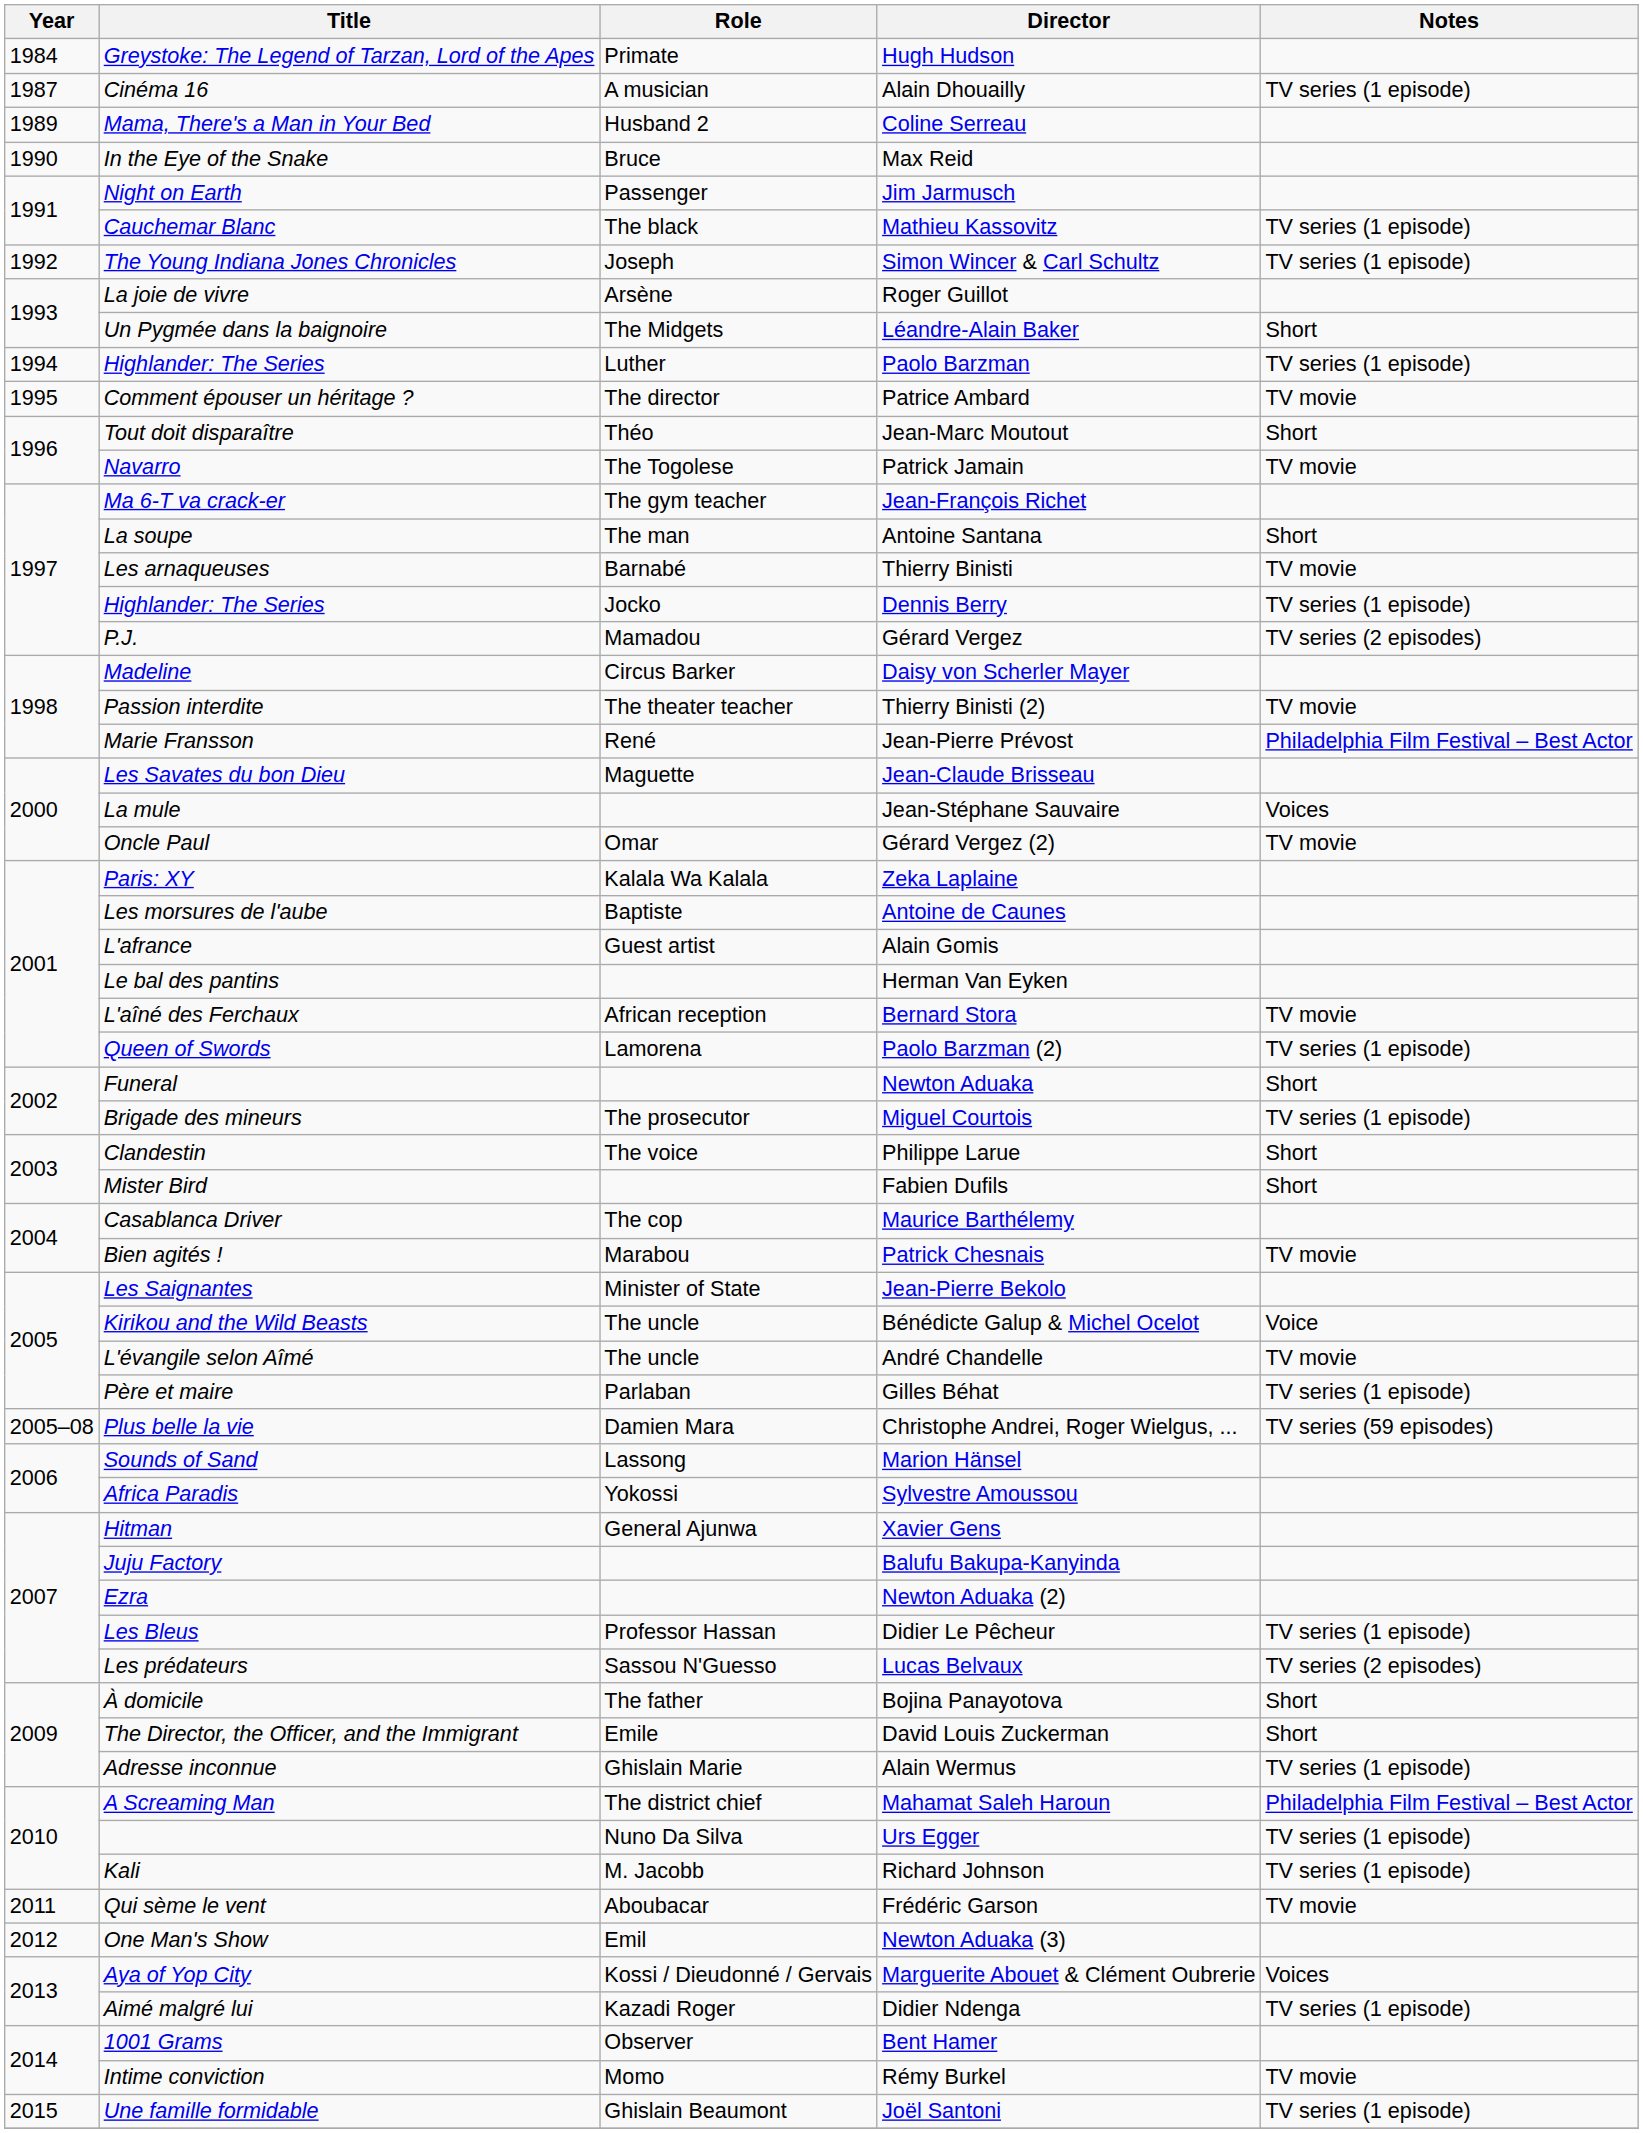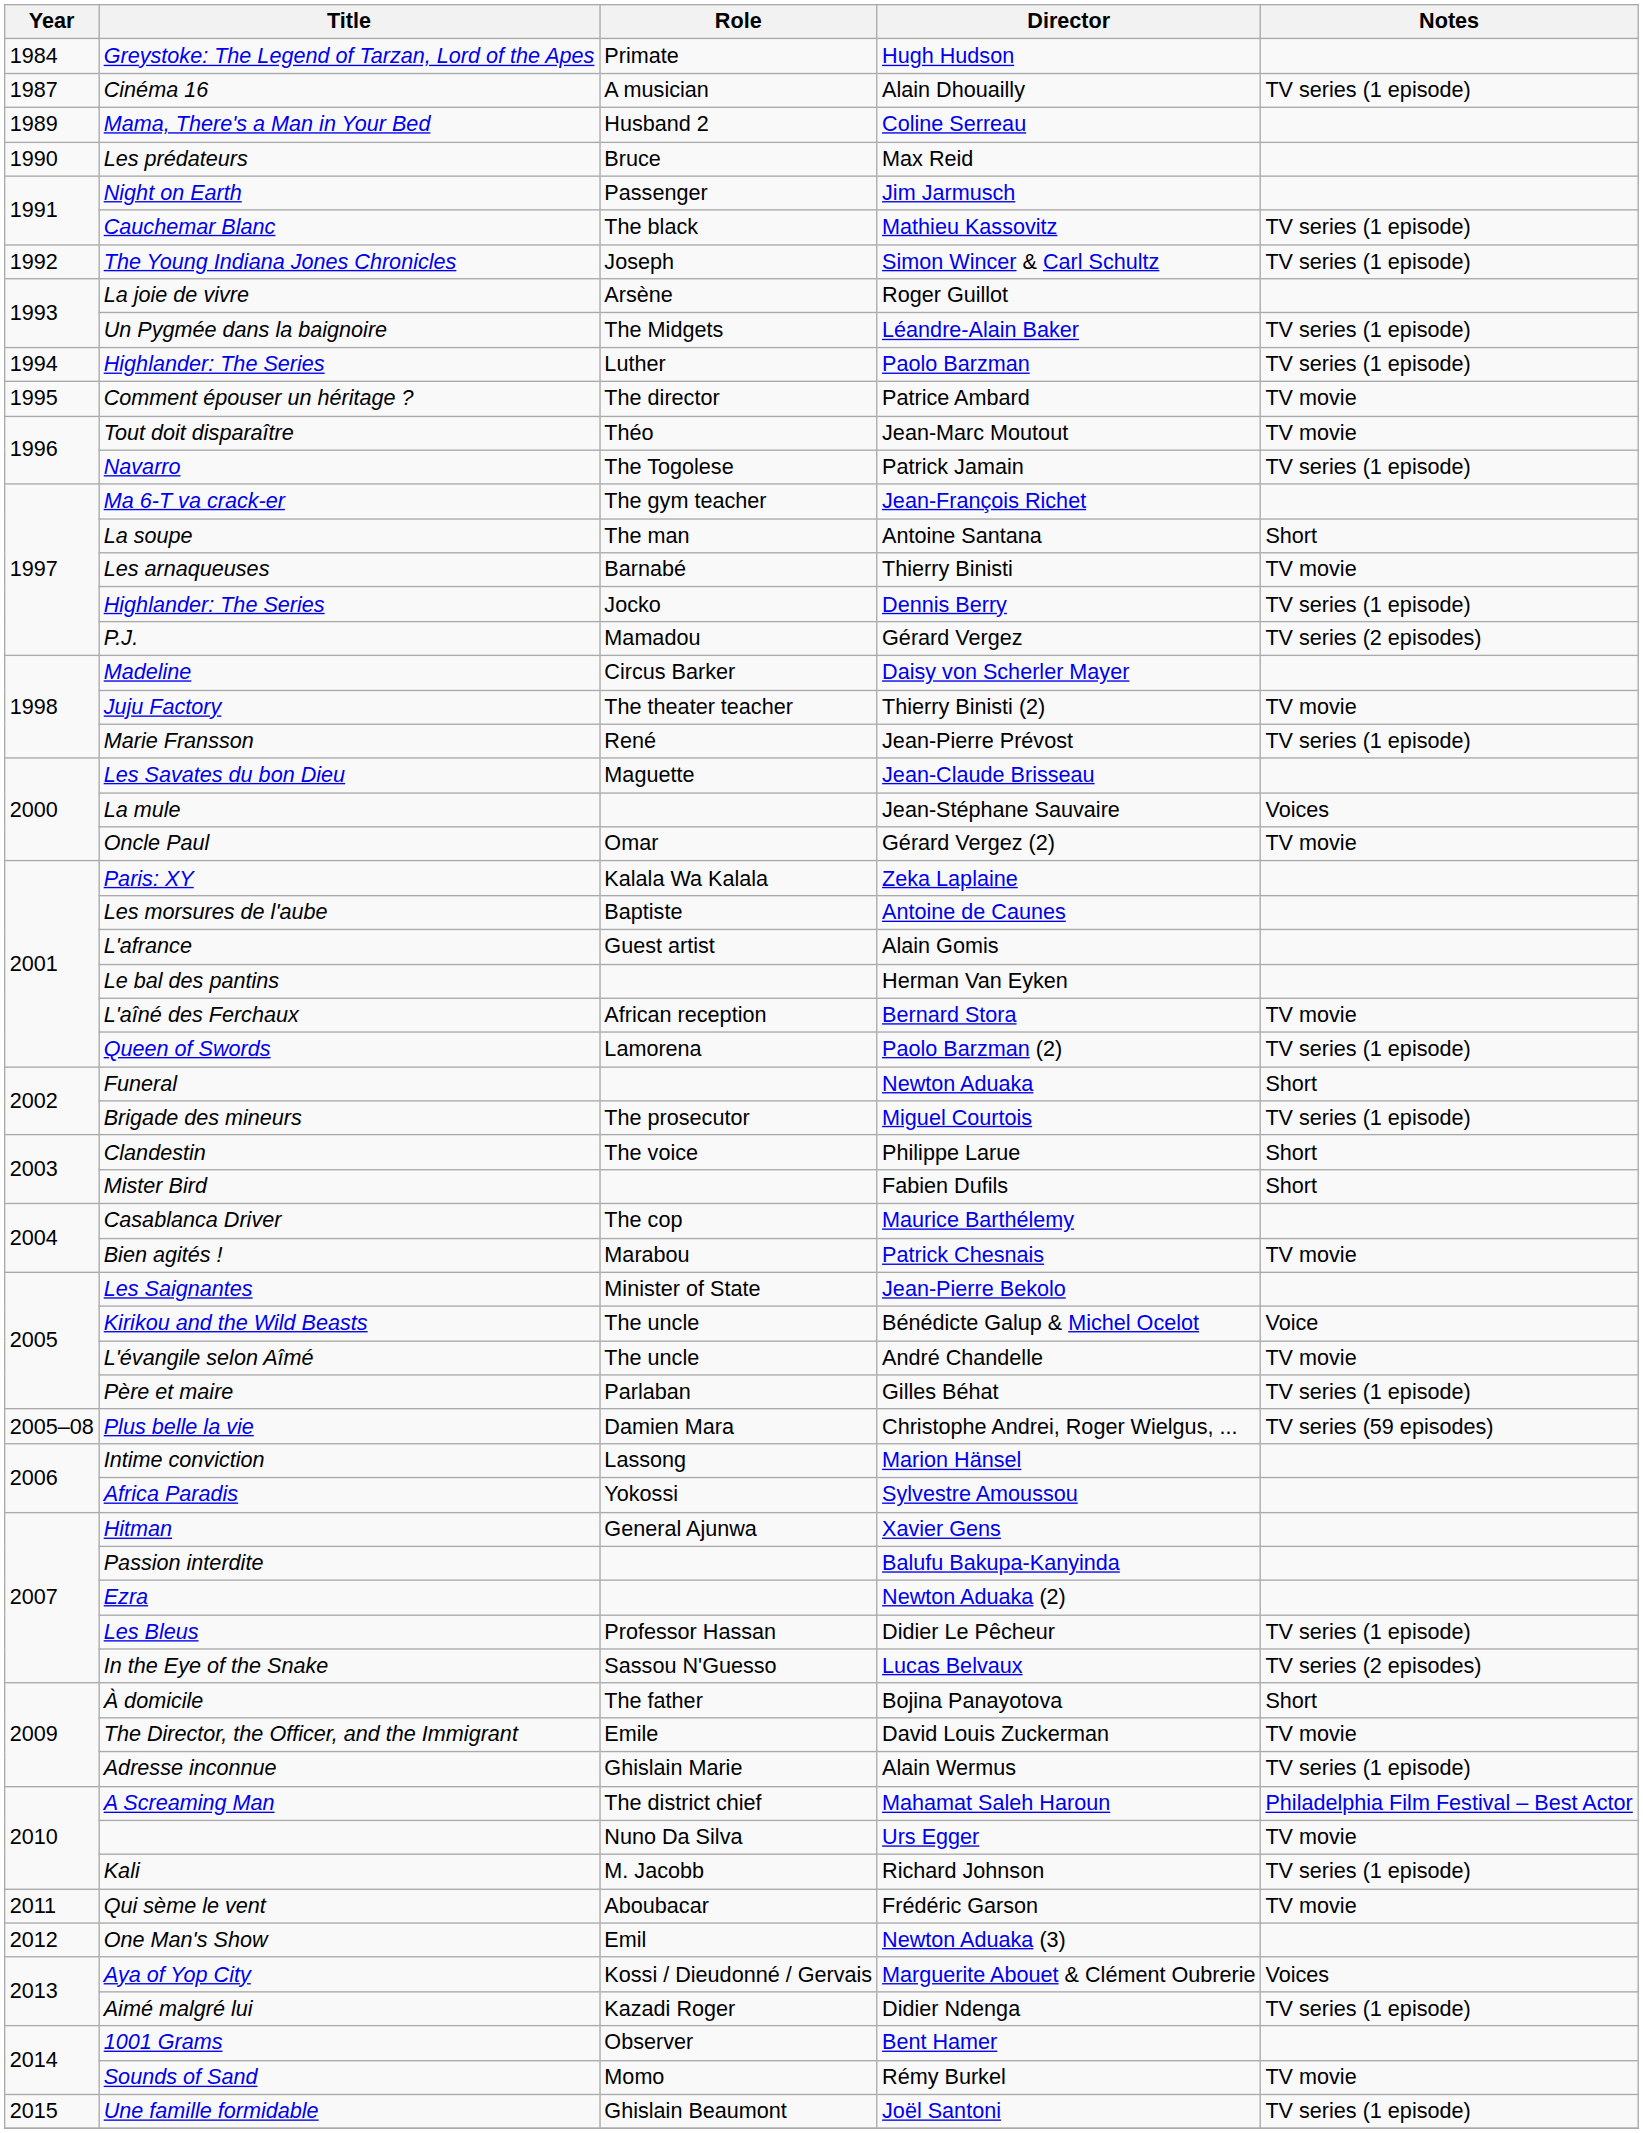(216, 158) In the Eye of the Snake -> (176, 158) Les prédateurs
(1291, 329) Short -> (1368, 329) TV series (1 episode)
(1291, 432) Short -> (1311, 432) TV movie
(1311, 466) TV movie -> (1368, 466) TV series (1 episode)
(184, 706) Passion interdite -> (163, 706) Juju Factory
(1449, 741) Philadelphia Film Festival – Best Actor -> (1368, 741) TV series (1 episode)
(181, 1460) Sounds of Sand -> (184, 1460) Intime conviction
(163, 1563) Juju Factory -> (184, 1563) Passion interdite
(176, 1665) Les prédateurs -> (216, 1665) In the Eye of the Snake
(1291, 1734) Short -> (1311, 1734) TV movie
(1368, 1837) TV series (1 episode) -> (1311, 1837) TV movie
(184, 2077) Intime conviction -> (181, 2077) Sounds of Sand
